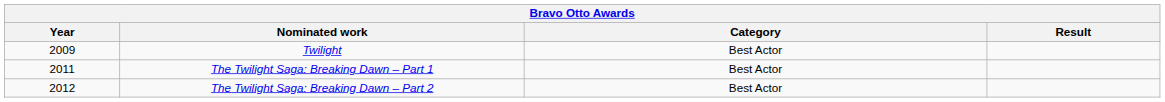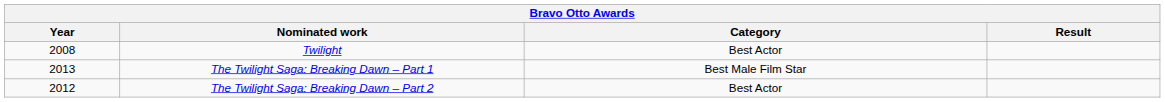(62, 50) 2009 -> (62, 50) 2008
(62, 69) 2011 -> (62, 69) 2013
(755, 69) Best Actor -> (755, 69) Best Male Film Star
